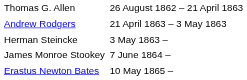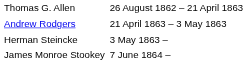- row: (51, 71)
